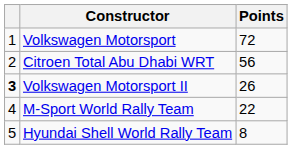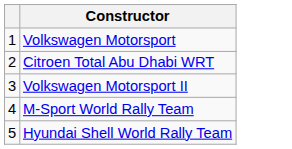- column: (261, 17)
(12, 86) bold -> (12, 86) normal
